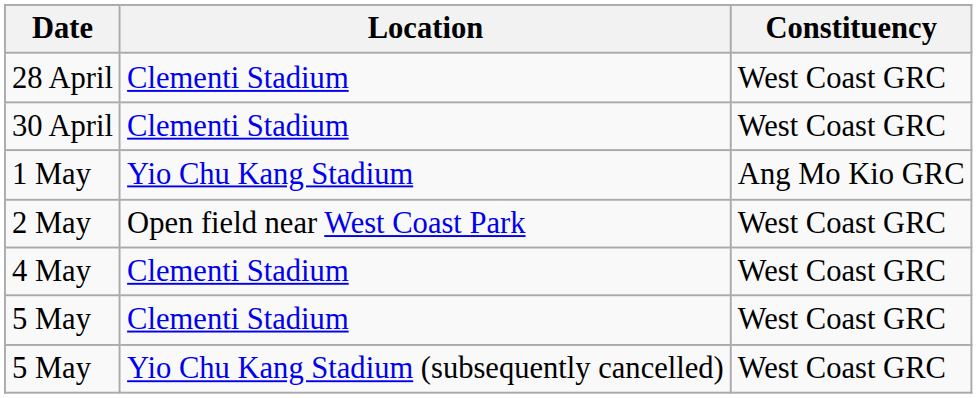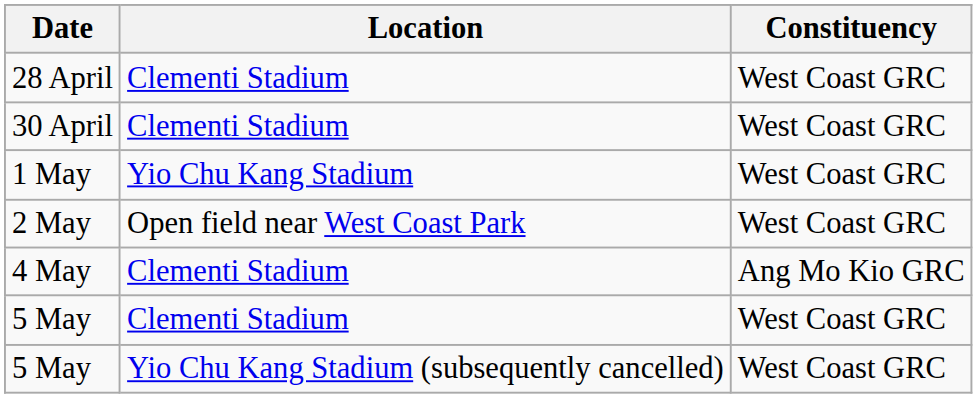(851, 174) Ang Mo Kio GRC -> (842, 174) West Coast GRC
(842, 271) West Coast GRC -> (851, 271) Ang Mo Kio GRC
